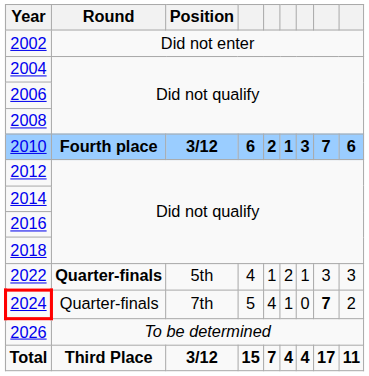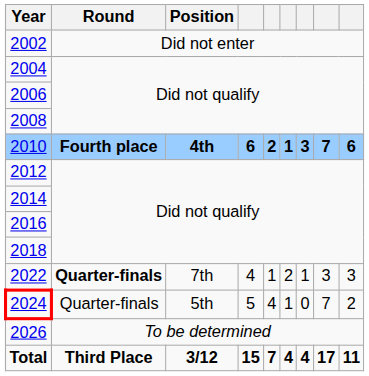(202, 146) 3/12 -> (202, 146) 4th
(202, 276) 5th -> (202, 276) 7th
(202, 304) 7th -> (202, 304) 5th
(326, 304) bold -> (326, 304) normal
